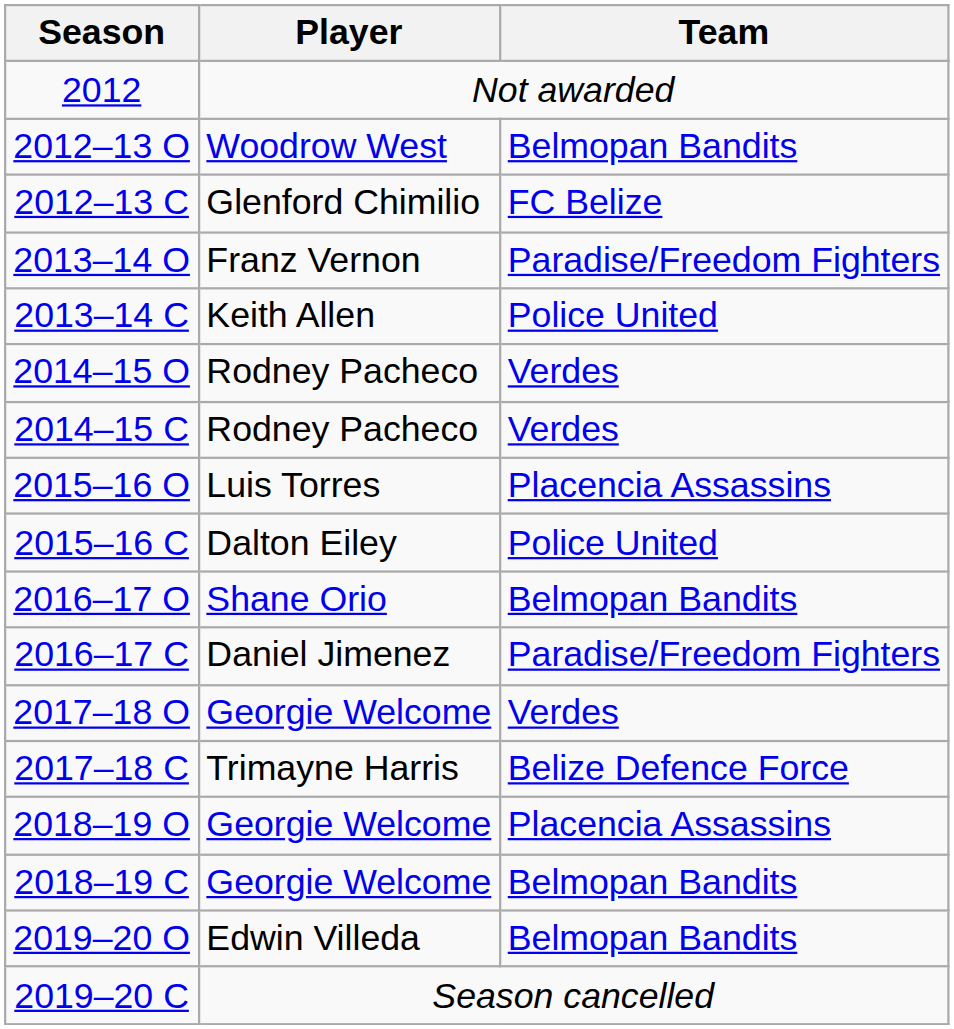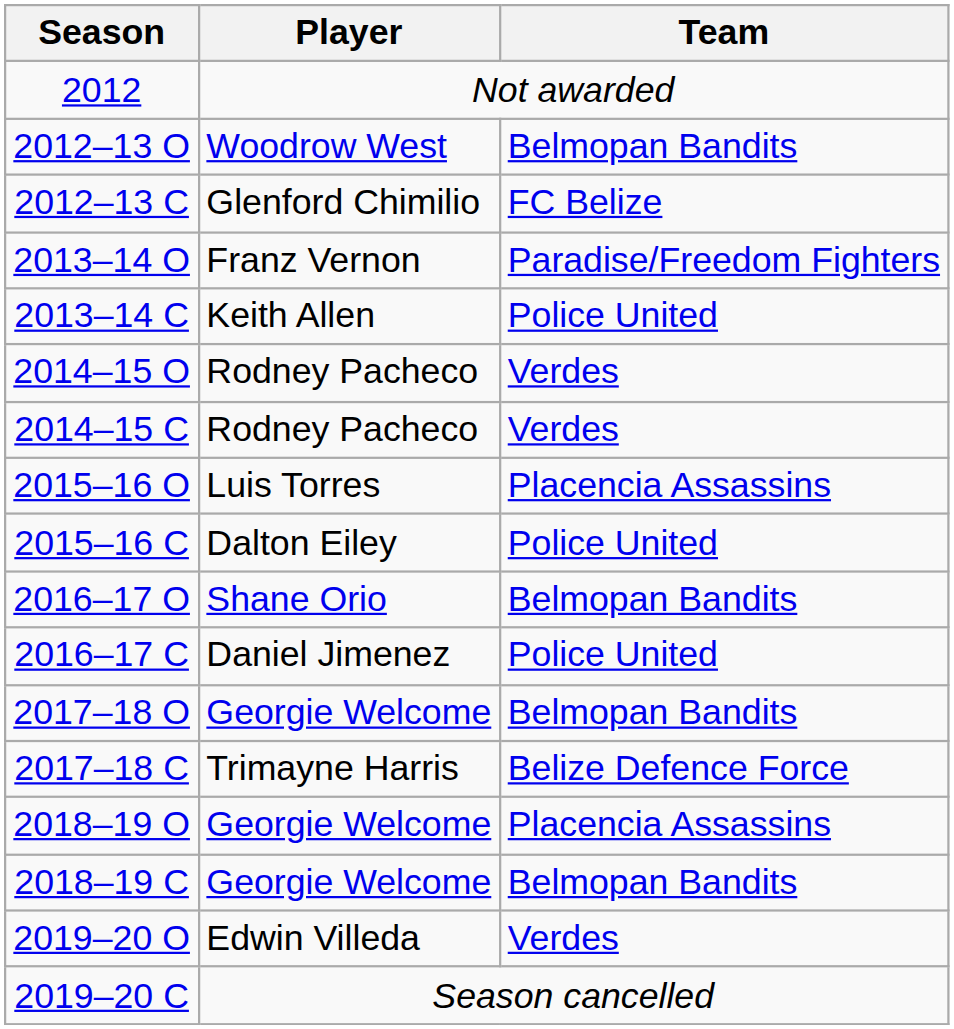(724, 655) Paradise/Freedom Fighters -> (613, 655) Police United
(563, 711) Verdes -> (653, 711) Belmopan Bandits
(653, 938) Belmopan Bandits -> (563, 938) Verdes
